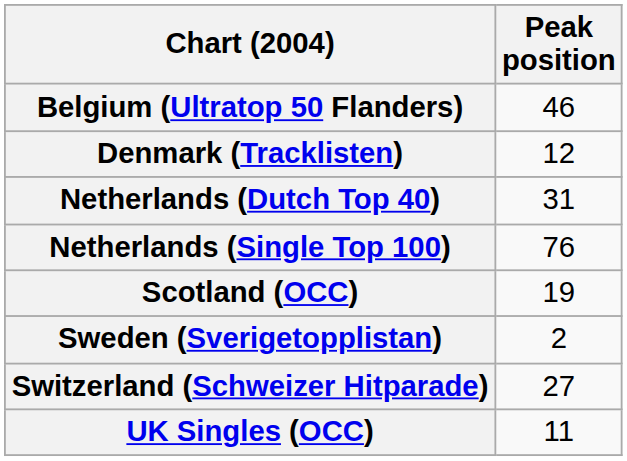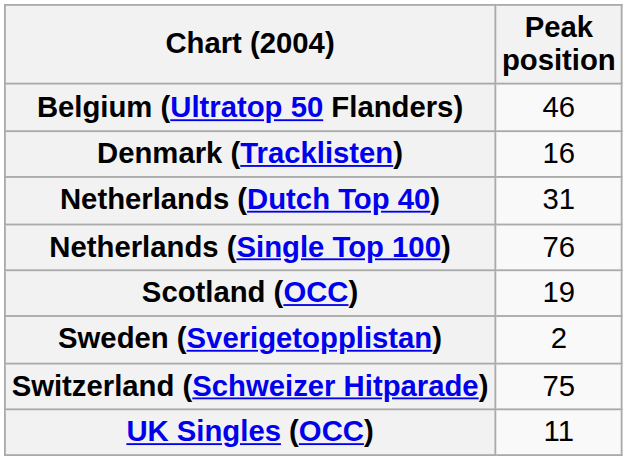(559, 153) 12 -> (559, 153) 16
(559, 385) 27 -> (559, 385) 75
